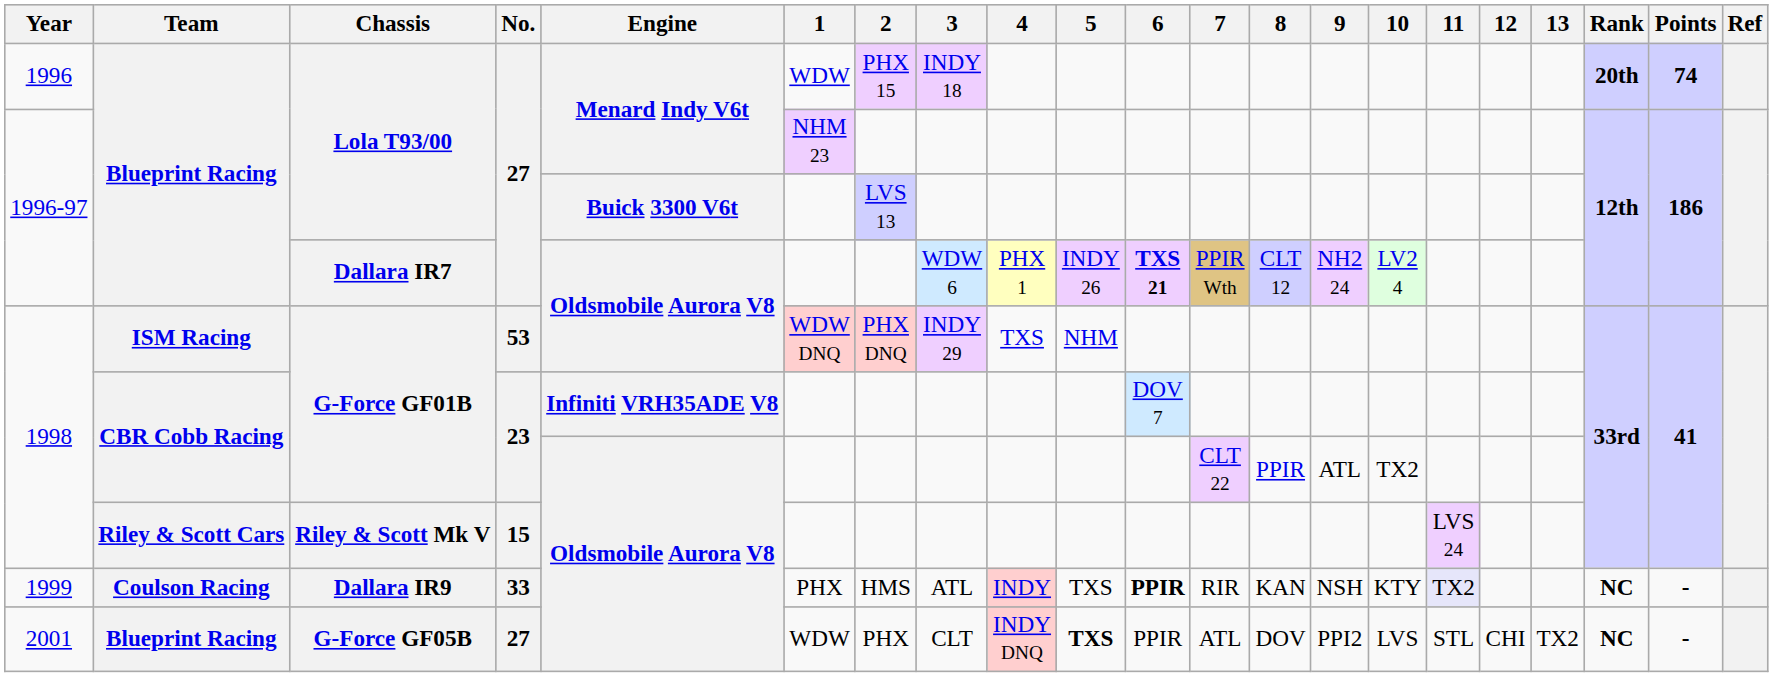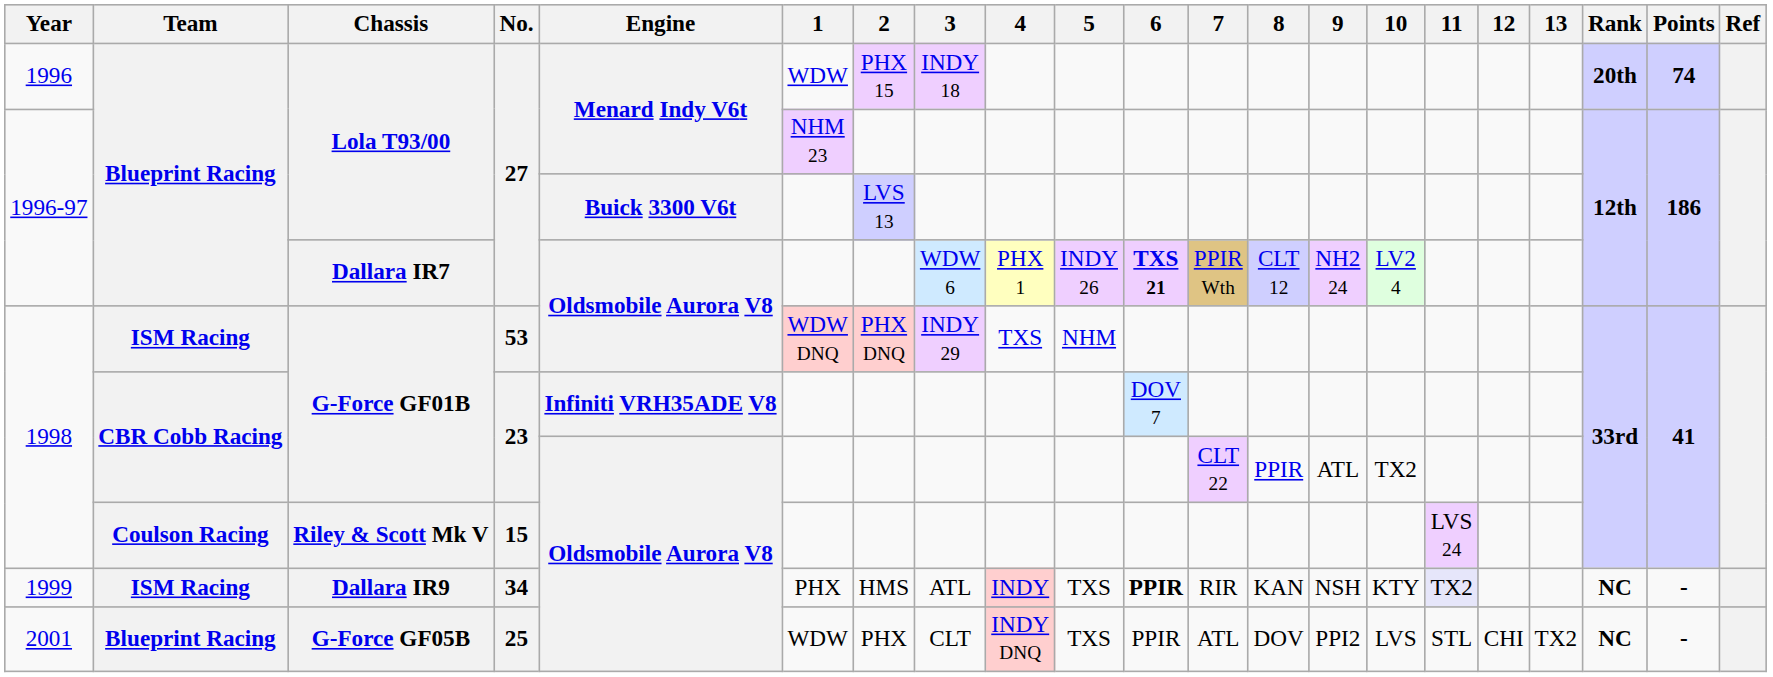(191, 535) Riley & Scott Cars -> (190, 535) Coulson Racing
(191, 587) Coulson Racing -> (190, 587) ISM Racing
(518, 587) 33 -> (516, 587) 34
(518, 639) 27 -> (516, 639) 25
(1091, 639) bold -> (1089, 639) normal
